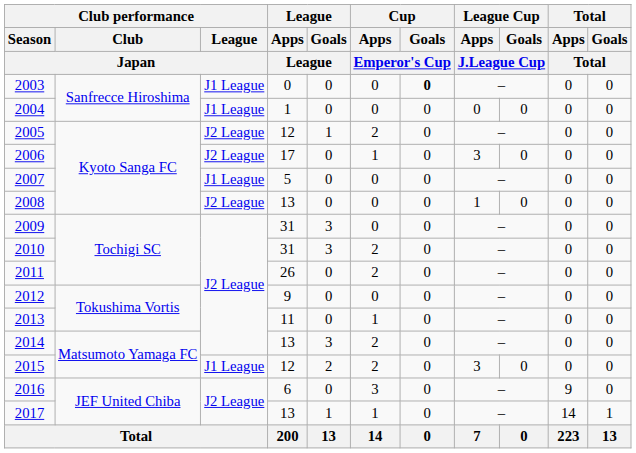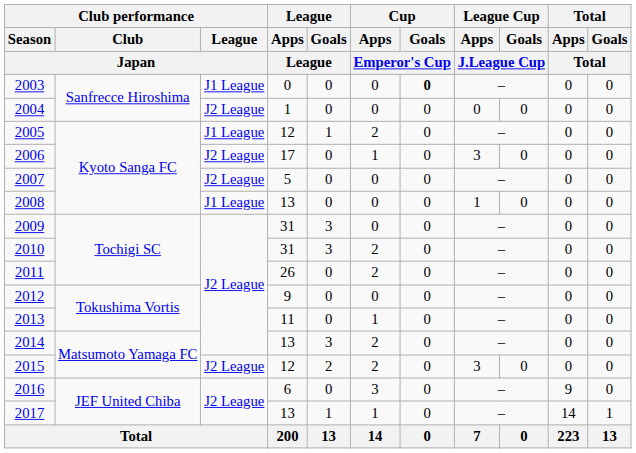(234, 109) J1 League -> (234, 109) J2 League
(234, 132) J2 League -> (234, 132) J1 League
(234, 179) J1 League -> (234, 179) J2 League
(234, 202) J2 League -> (234, 202) J1 League
(234, 366) J1 League -> (234, 366) J2 League
